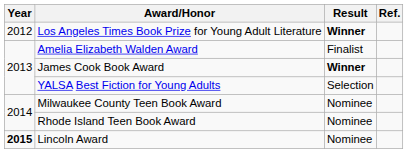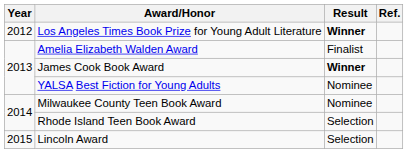(350, 85) Selection -> (350, 85) Nominee
(350, 121) Nominee -> (350, 121) Selection
(20, 139) bold -> (20, 139) normal
(350, 139) Nominee -> (350, 139) Selection
